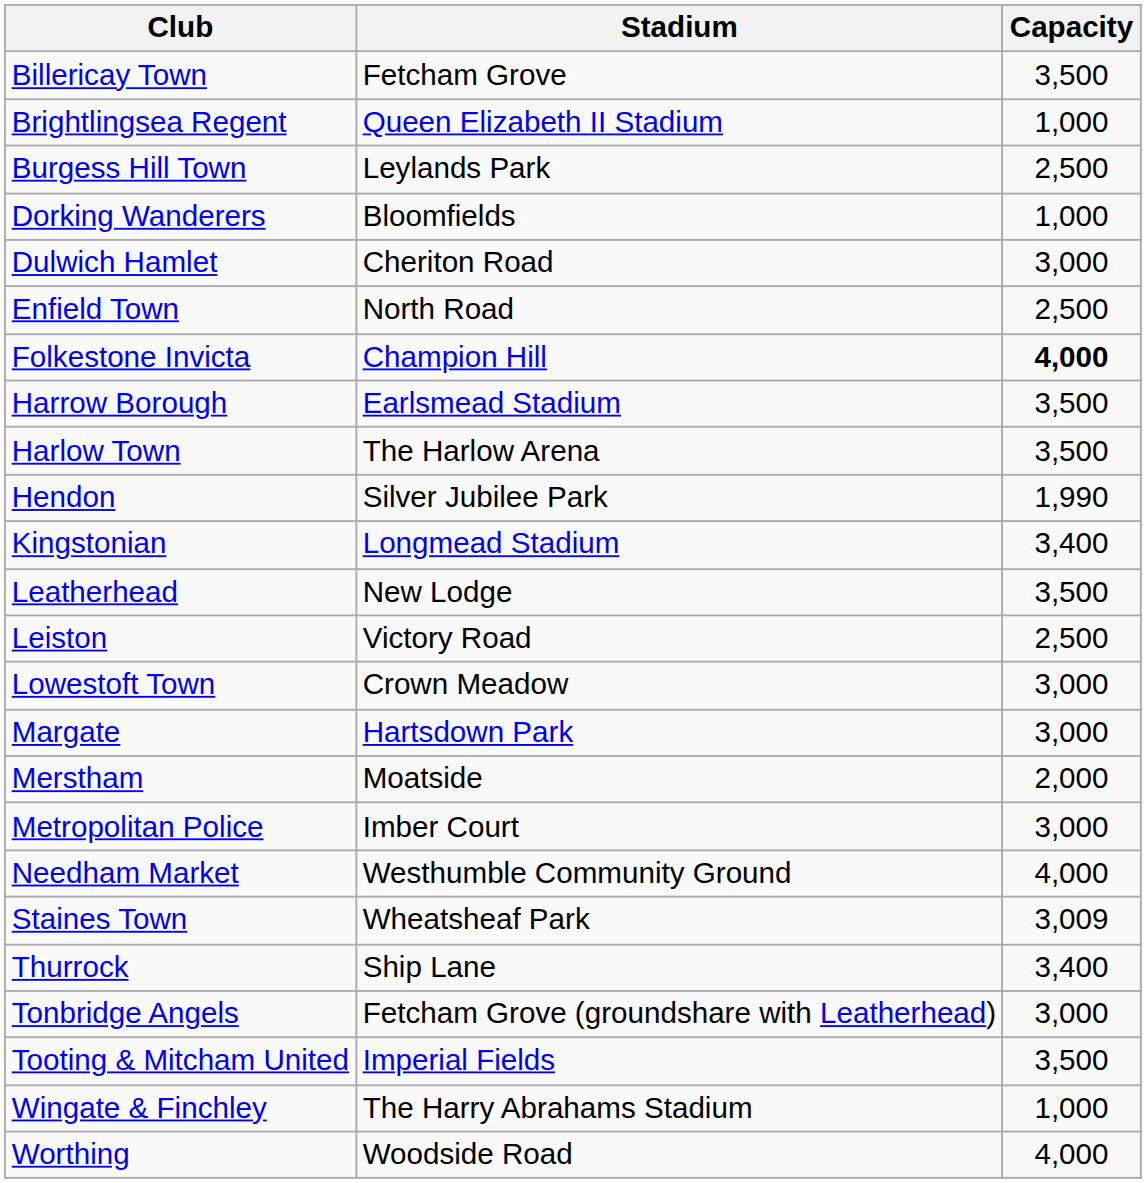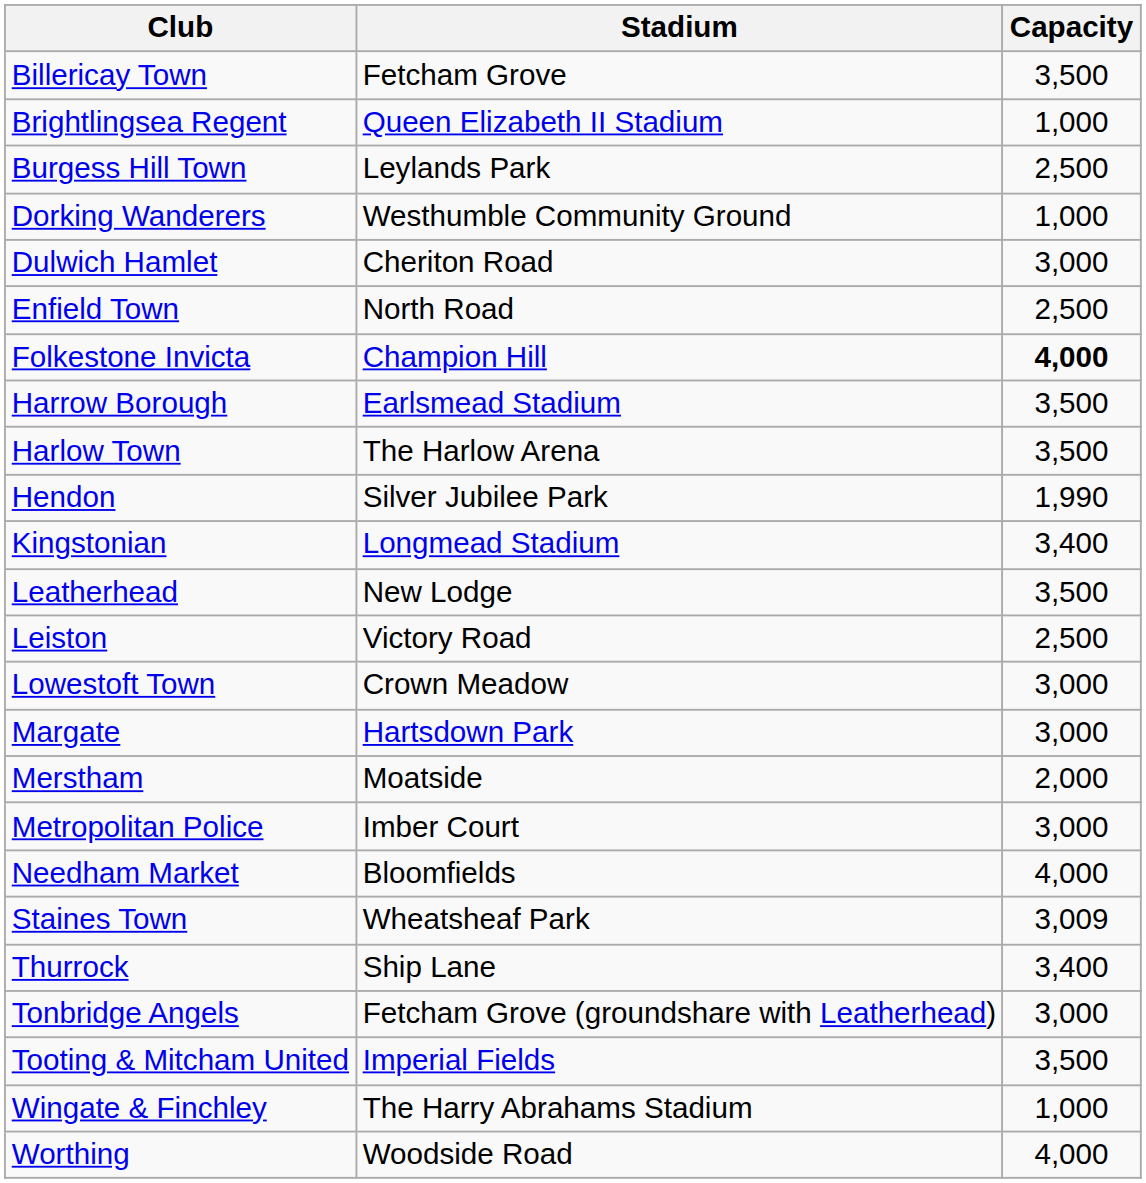(439, 215) Bloomfields -> (577, 215) Westhumble Community Ground
(577, 872) Westhumble Community Ground -> (439, 872) Bloomfields
